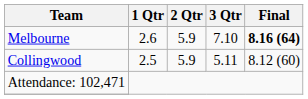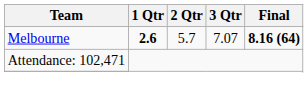(148, 37) normal -> (148, 37) bold
(187, 37) 5.9 -> (187, 37) 5.7
(226, 37) 7.10 -> (226, 37) 7.07
- row: (44, 60)
